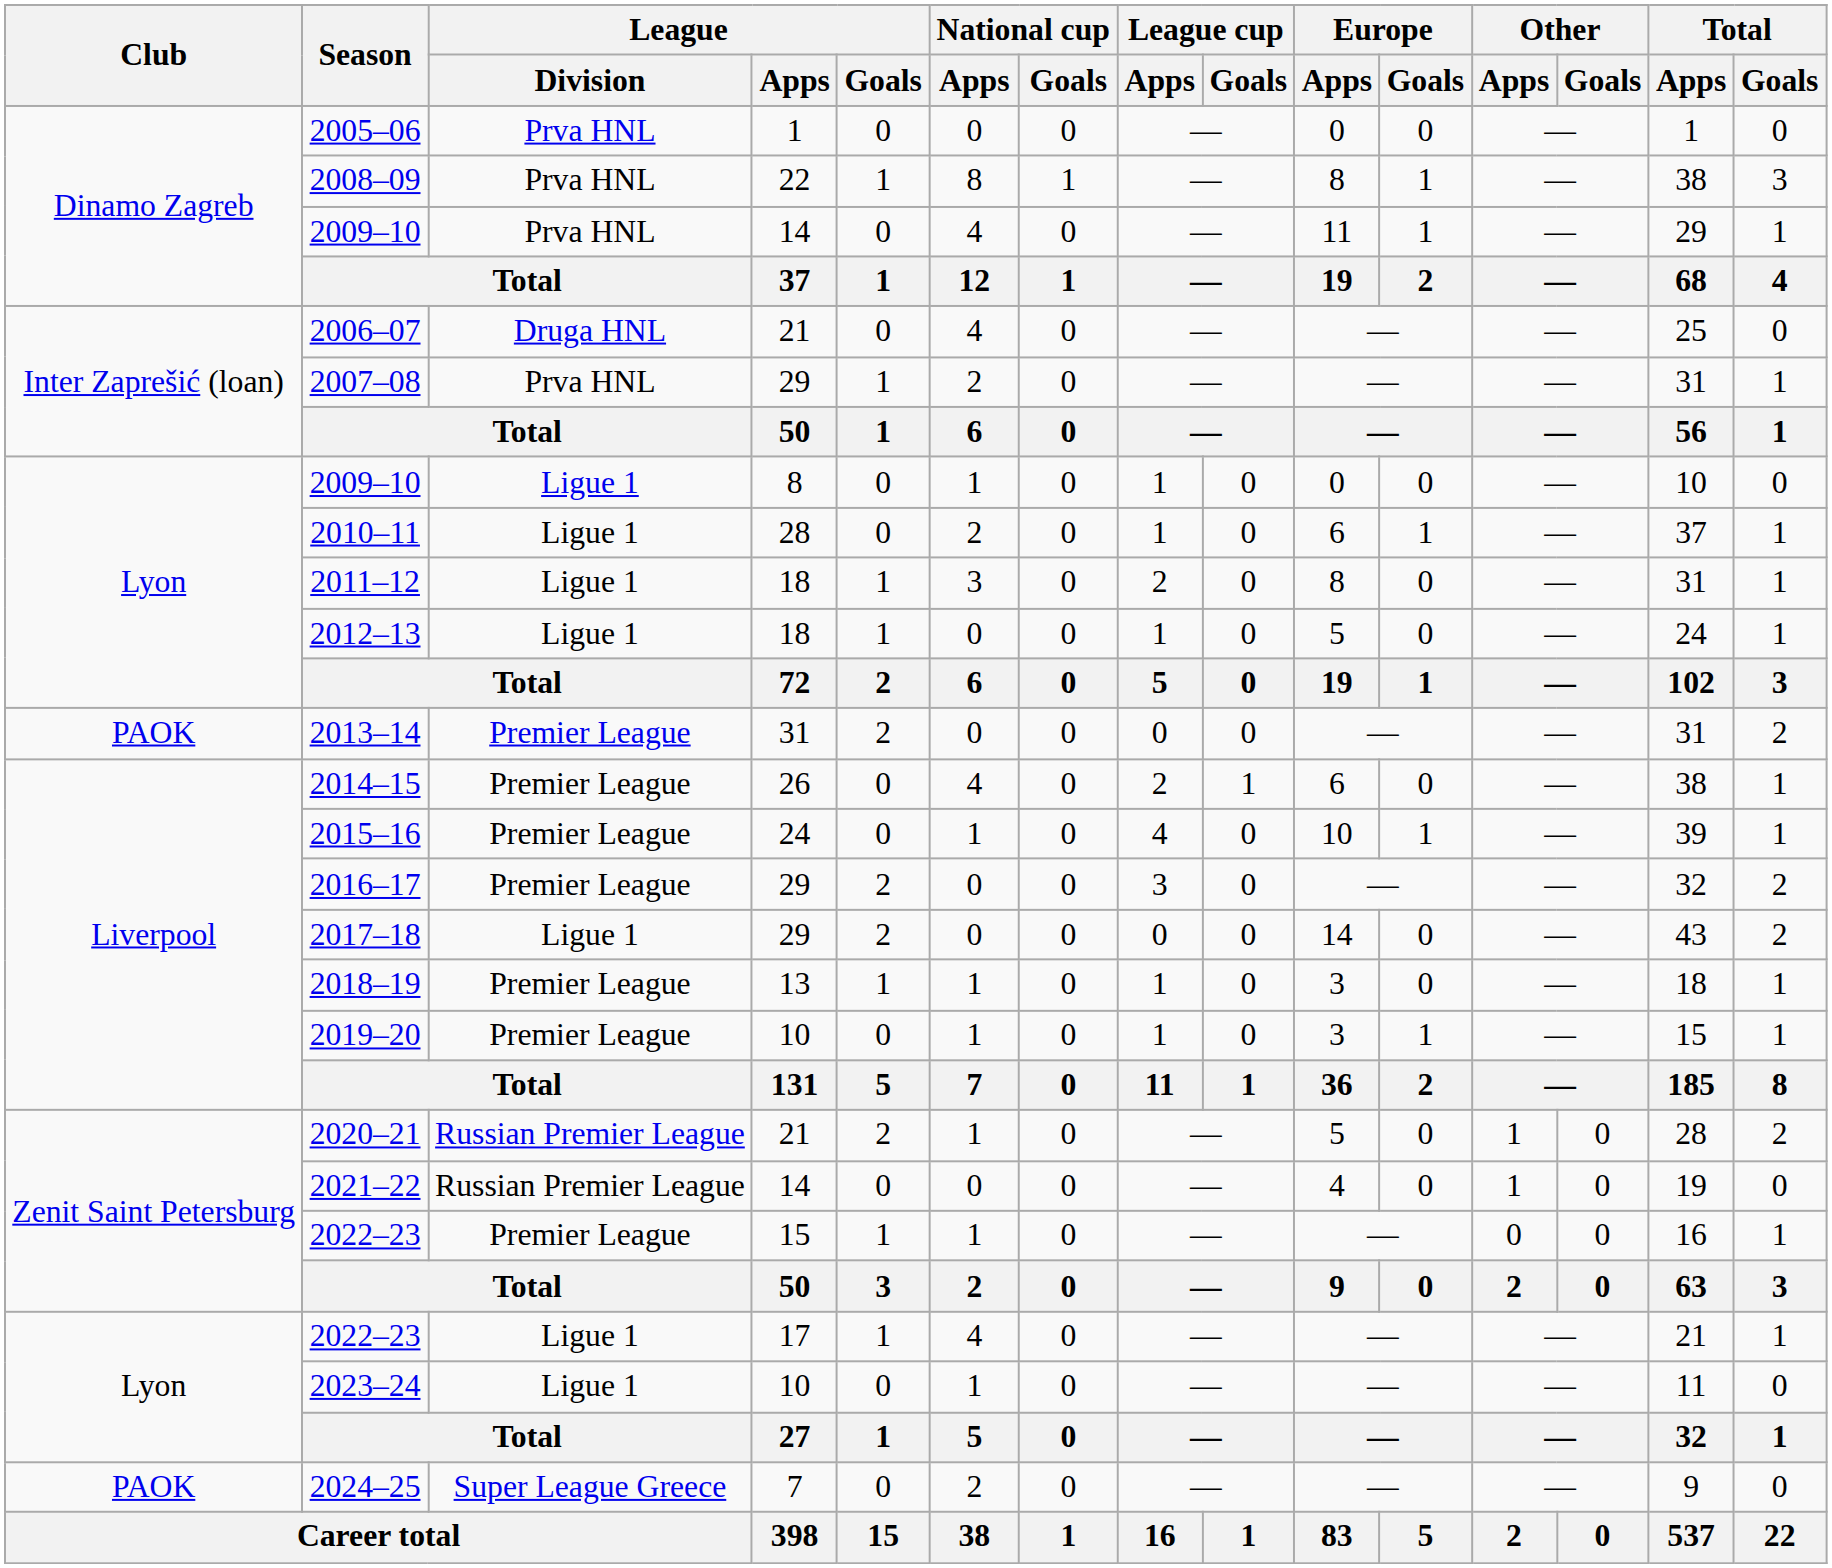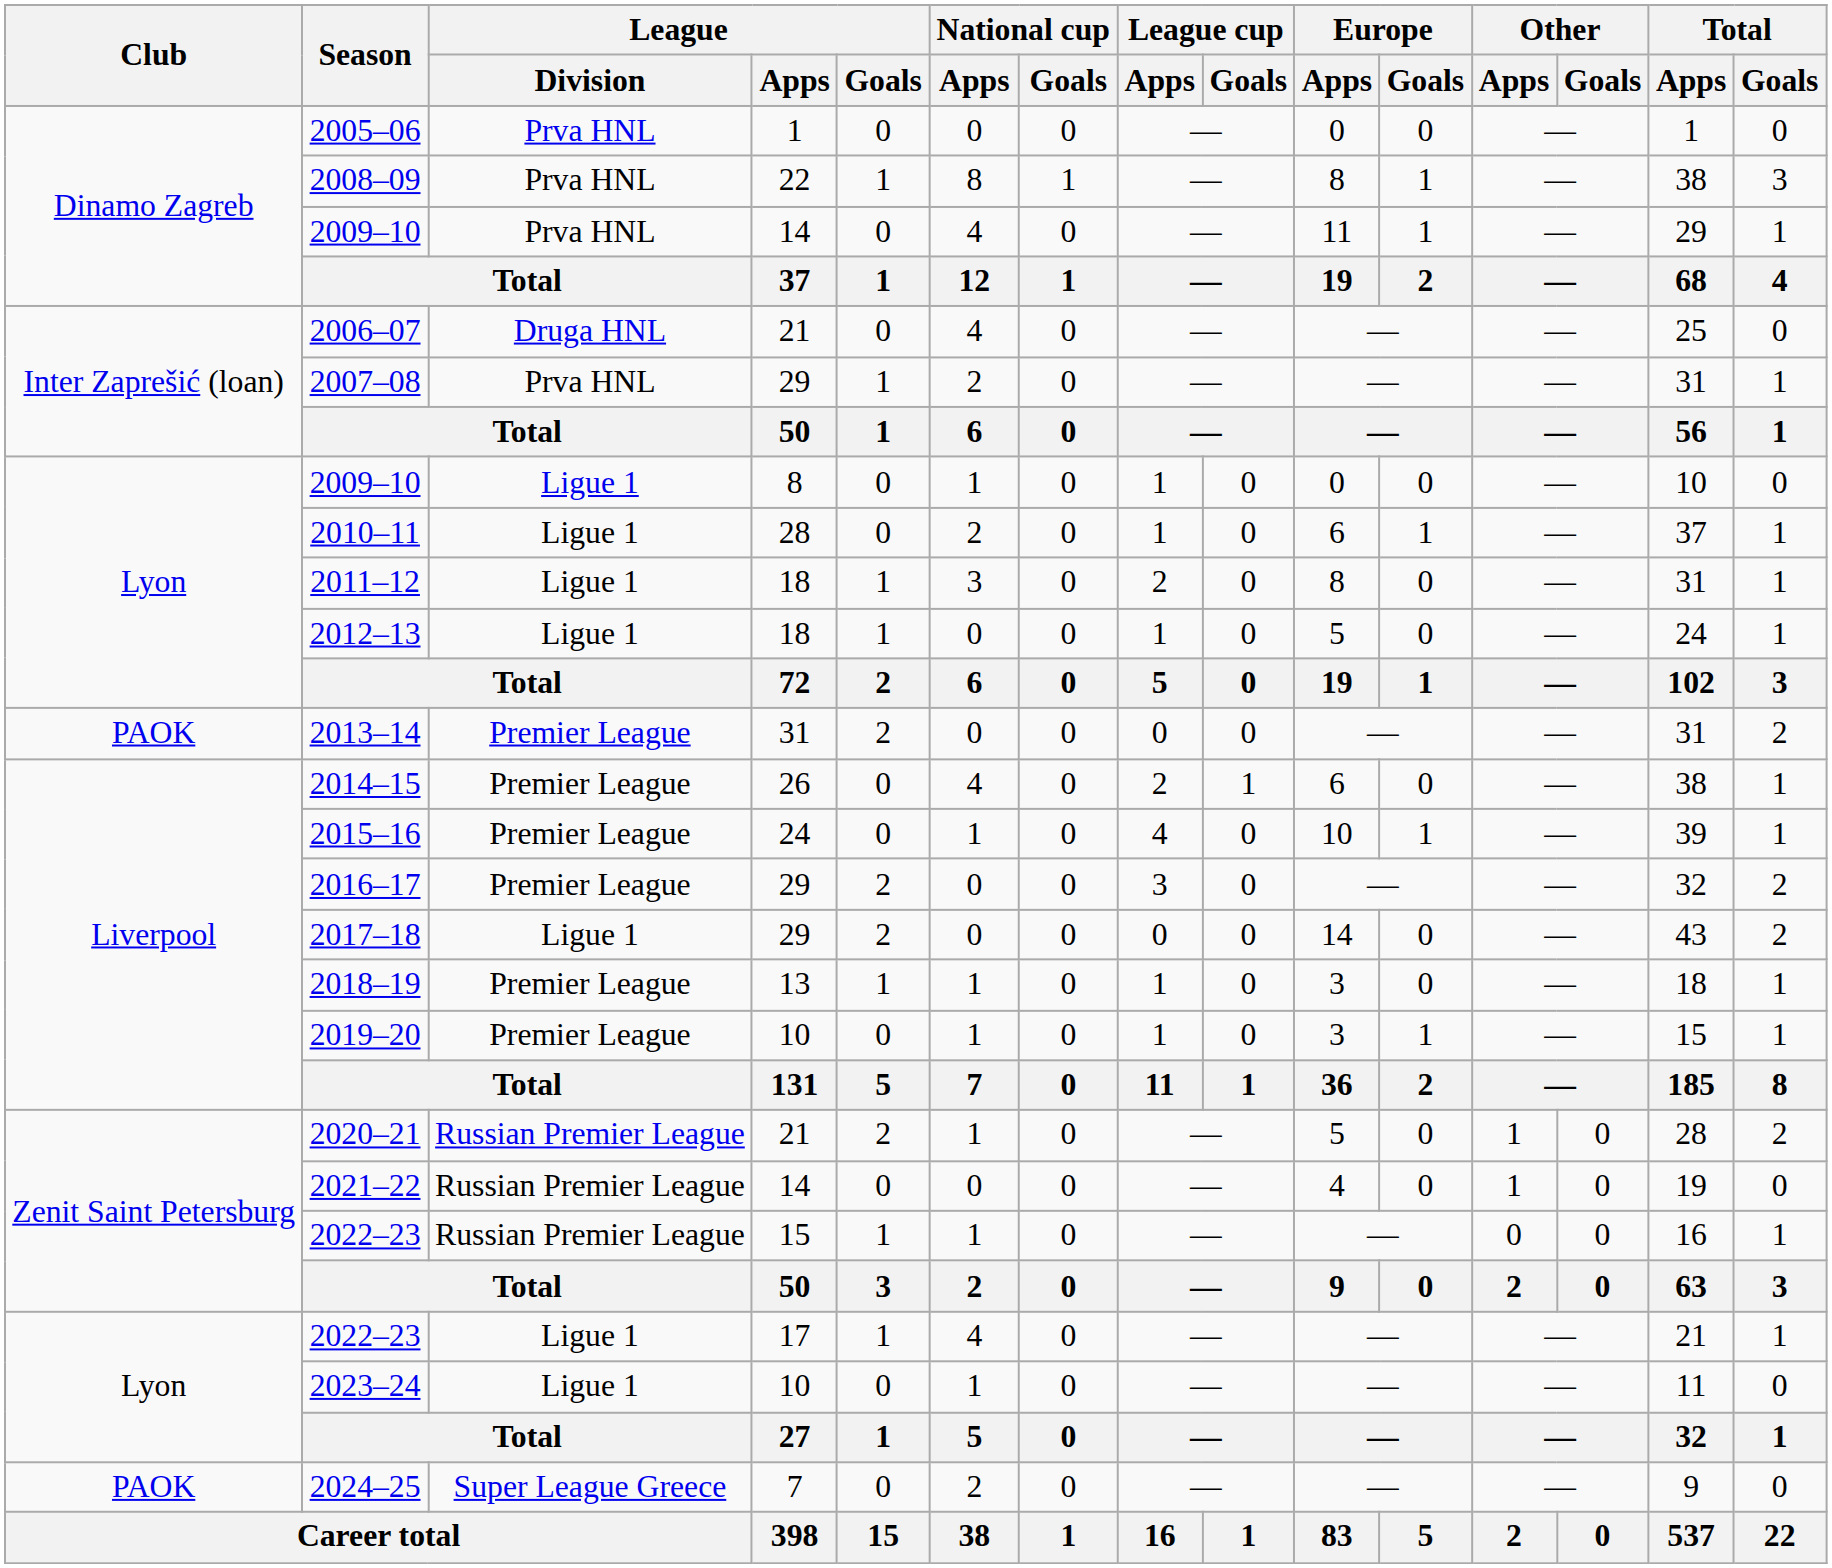(590, 1235) Premier League -> (590, 1235) Russian Premier League
